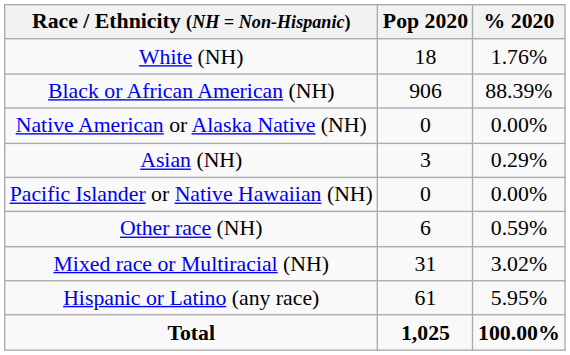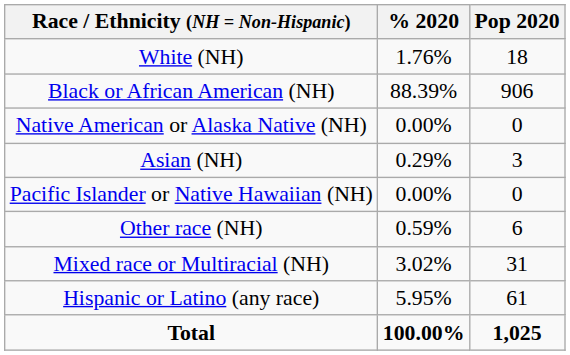columns swapped: (425, 21) <-> (519, 21)
